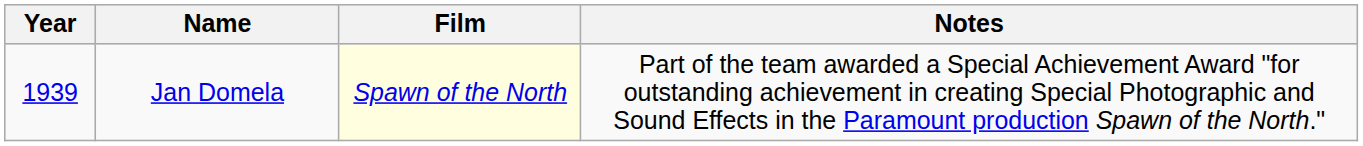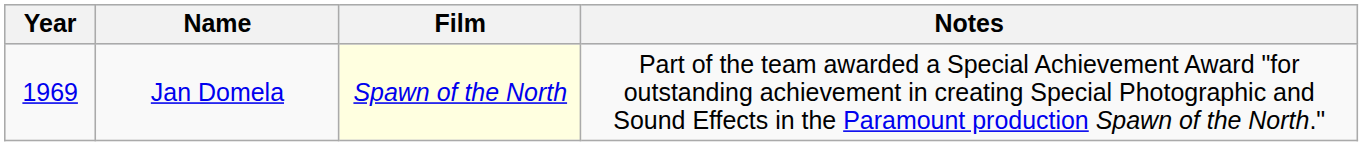(50, 91) 1939 -> (50, 91) 1969
